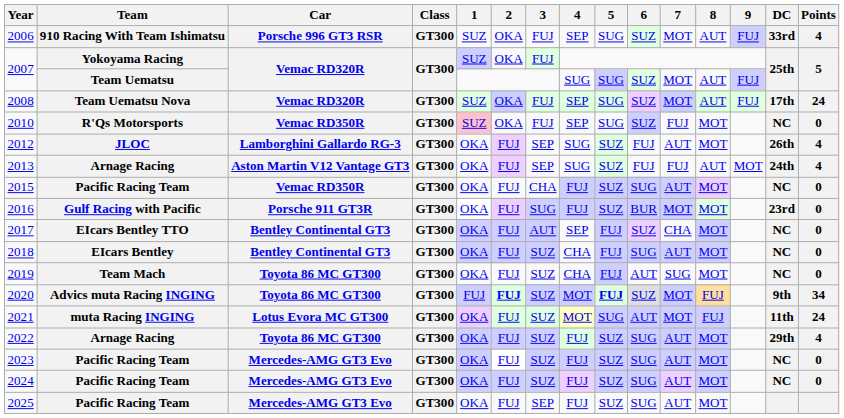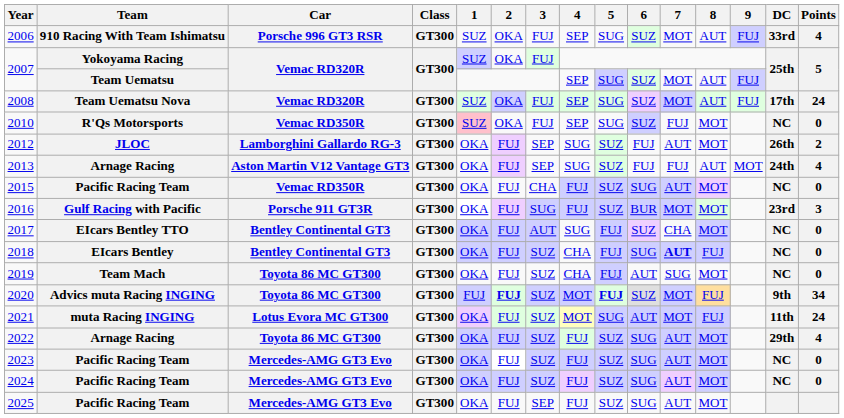(577, 79) SUG -> (577, 79) SEP
(819, 144) 4 -> (819, 144) 2
(819, 208) 0 -> (819, 208) 3
(577, 230) SEP -> (577, 230) SUG
(678, 251) normal -> (678, 251) bold
(713, 251) MOT -> (713, 251) FUJ
